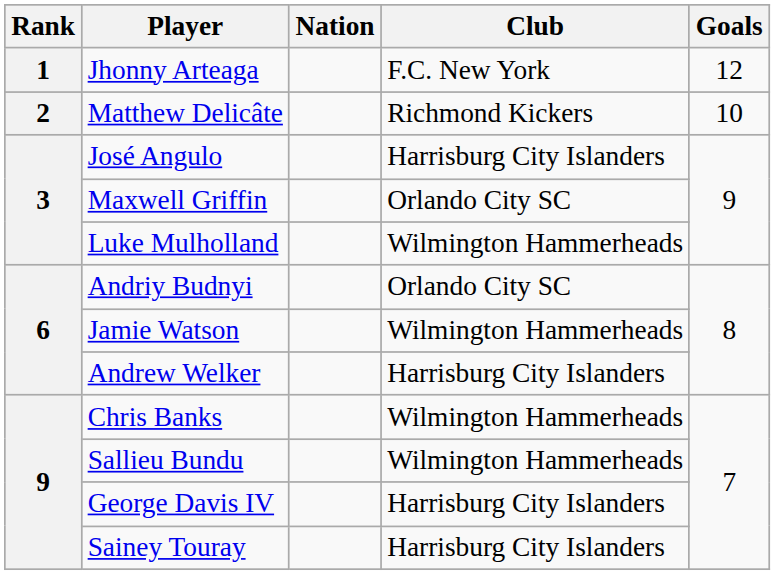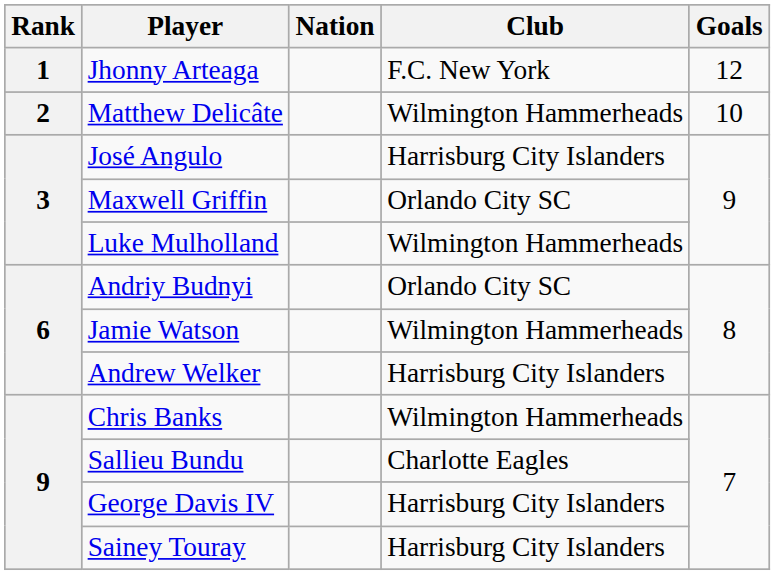(490, 112) Richmond Kickers -> (535, 112) Wilmington Hammerheads
(535, 460) Wilmington Hammerheads -> (478, 460) Charlotte Eagles
